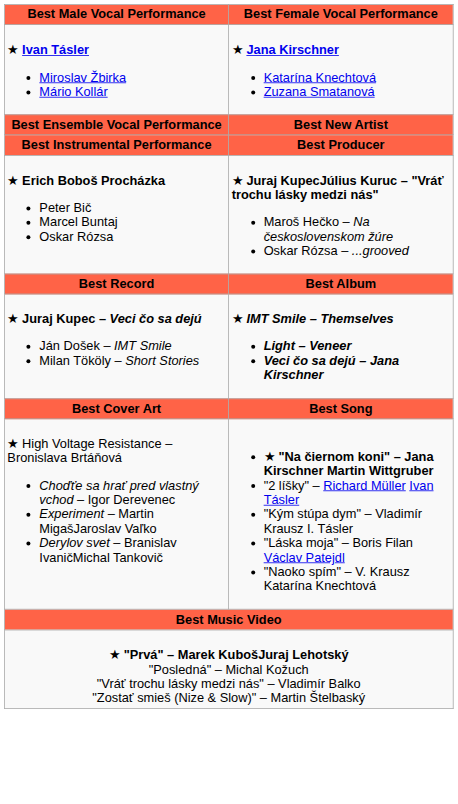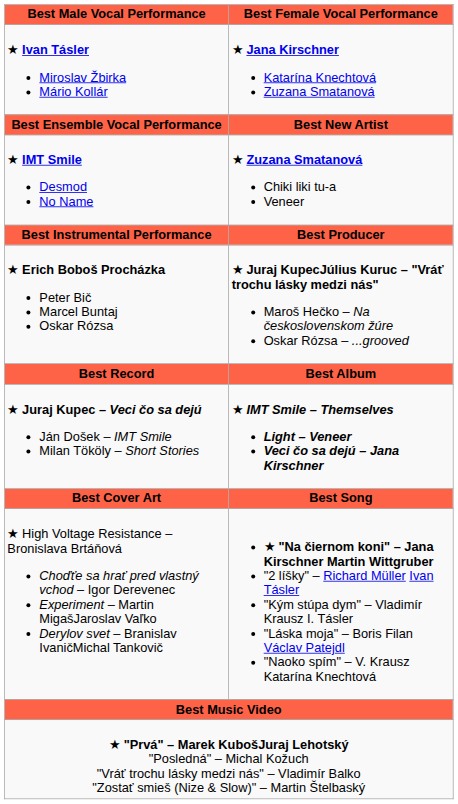+ row: (117, 181)
